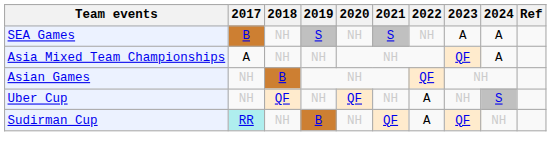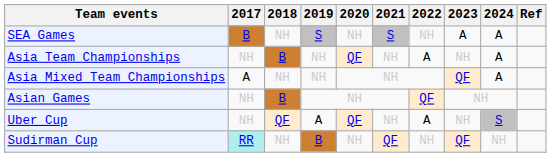+ row: (94, 57)
(318, 99) NH -> (318, 120) A
(427, 120) A -> (427, 141) NH
